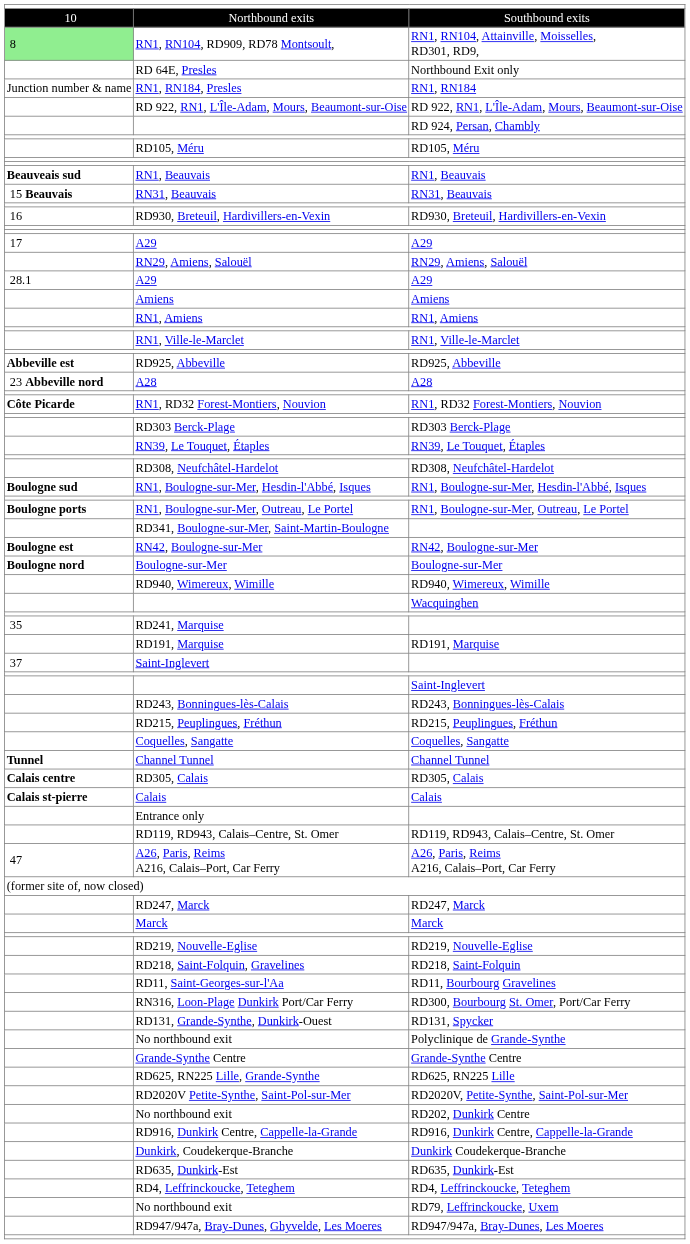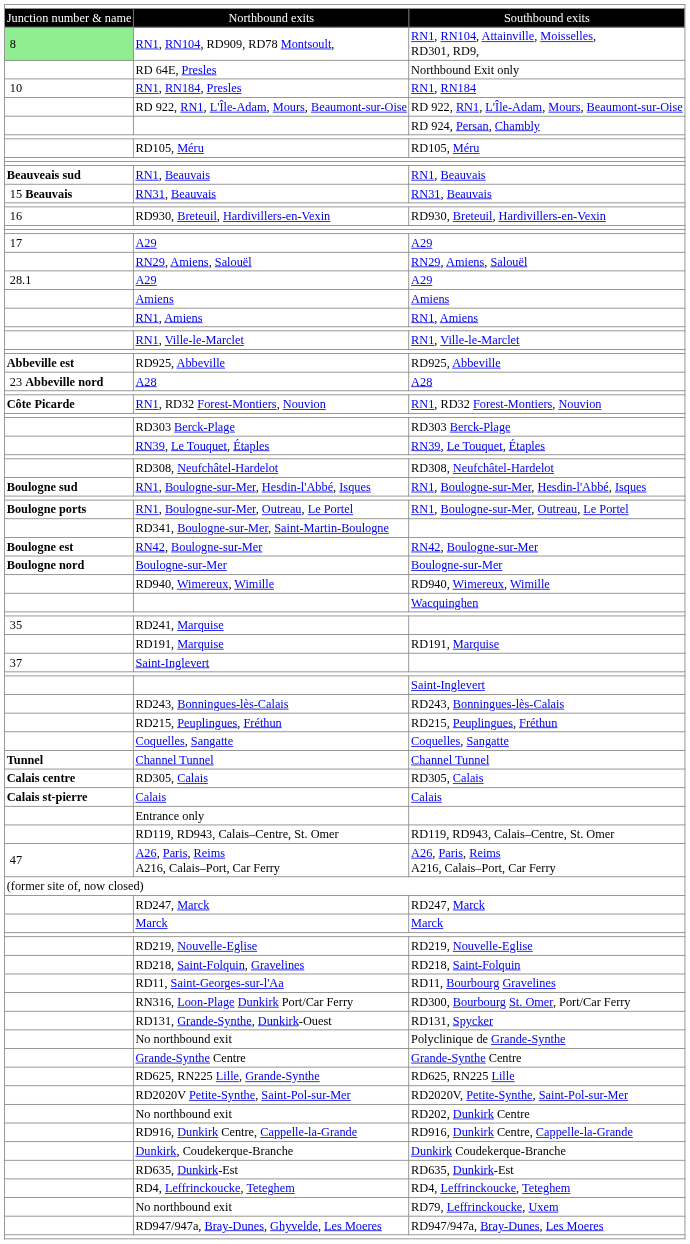(69, 17) 10 -> (69, 17) Junction number & name
(69, 88) Junction number & name -> (14, 88) 10
